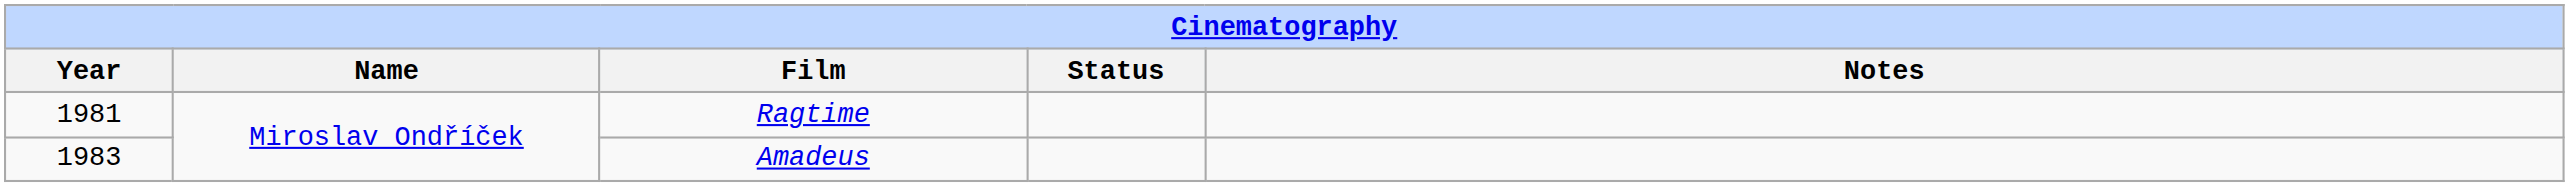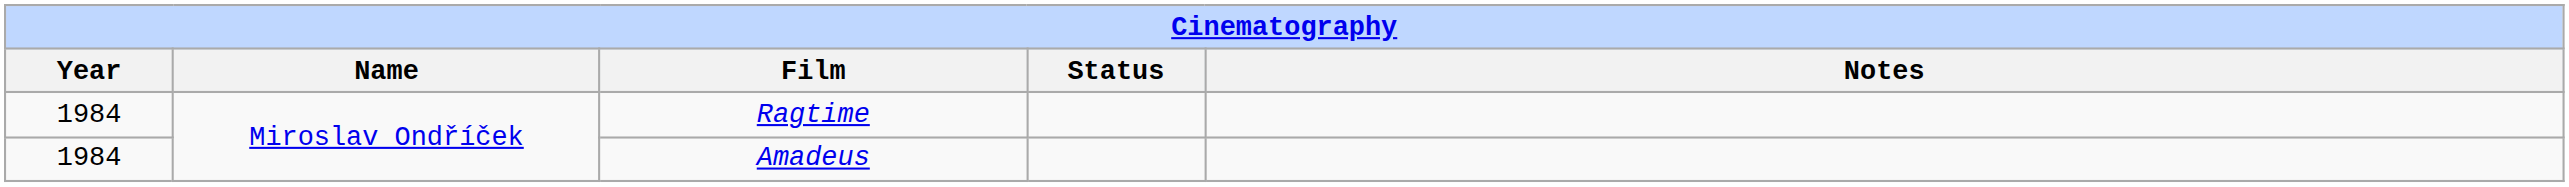(89, 115) 1981 -> (89, 115) 1984
(89, 159) 1983 -> (89, 159) 1984
